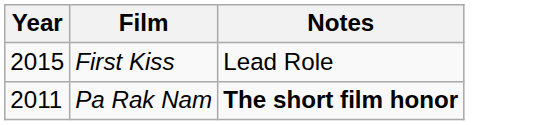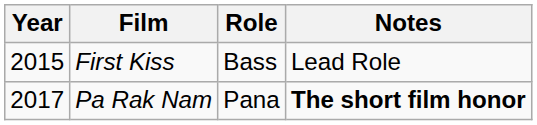+ column: (252, 23)
(36, 100) 2011 -> (37, 100) 2017
